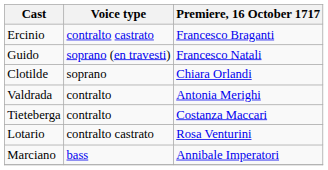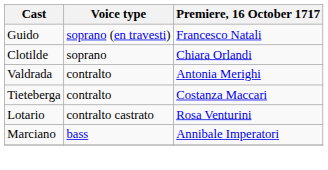- row: (26, 34)
